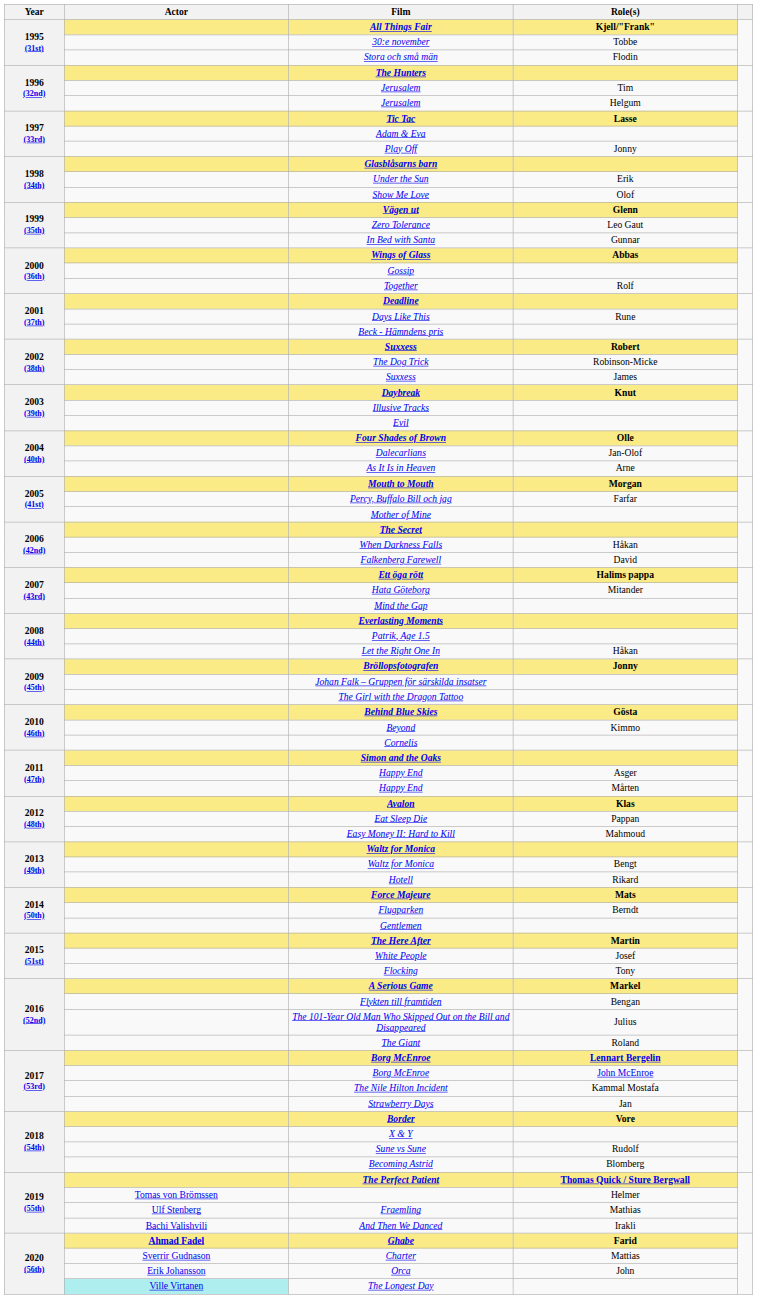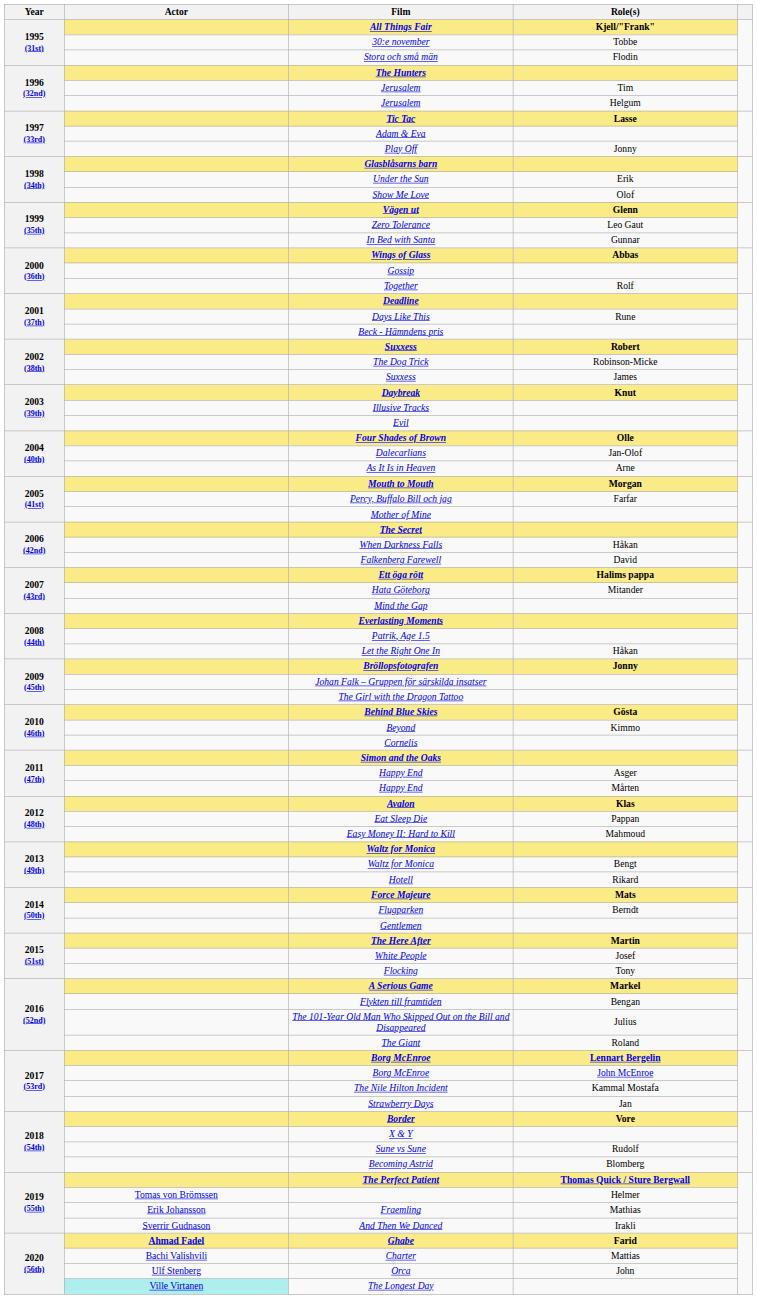(176, 1210) Ulf Stenberg -> (176, 1210) Erik Johansson
(176, 1225) Bachi Valishvili -> (176, 1225) Sverrir Gudnason
(176, 1256) Sverrir Gudnason -> (176, 1256) Bachi Valishvili
(176, 1271) Erik Johansson -> (176, 1271) Ulf Stenberg
